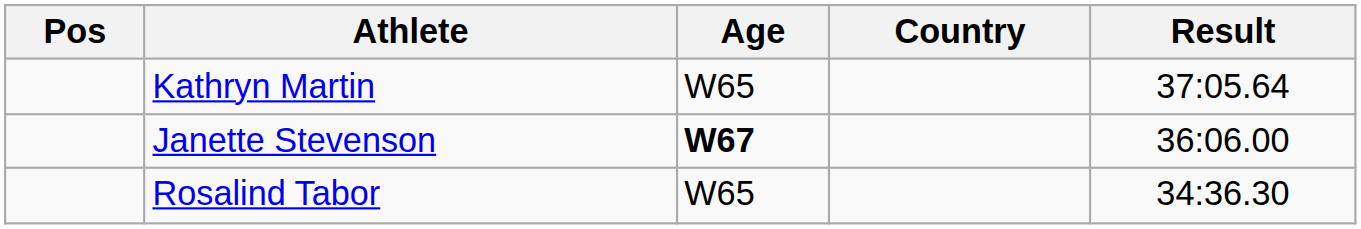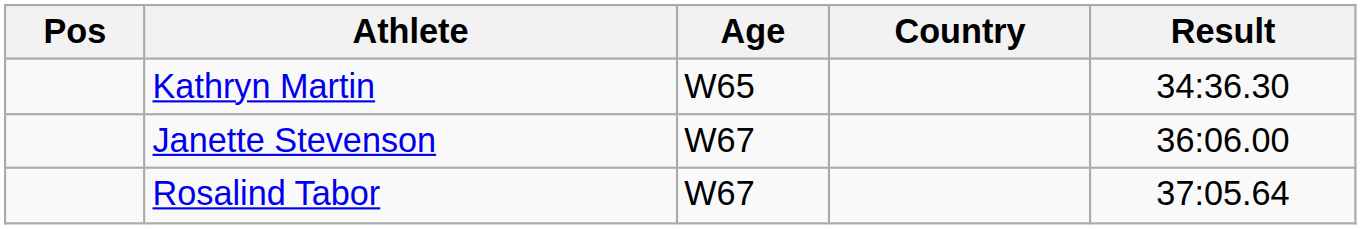(1223, 85) 37:05.64 -> (1223, 85) 34:36.30
(719, 140) bold -> (719, 140) normal
(719, 194) W65 -> (719, 194) W67
(1223, 194) 34:36.30 -> (1223, 194) 37:05.64
